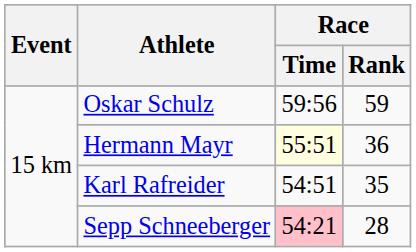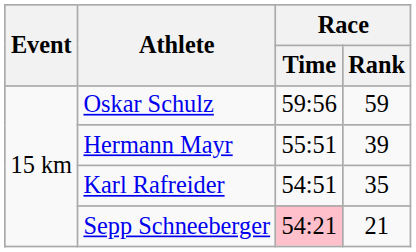(309, 145) lightyellow background -> (309, 145) no background
(377, 145) 36 -> (377, 145) 39
(377, 225) 28 -> (377, 225) 21
